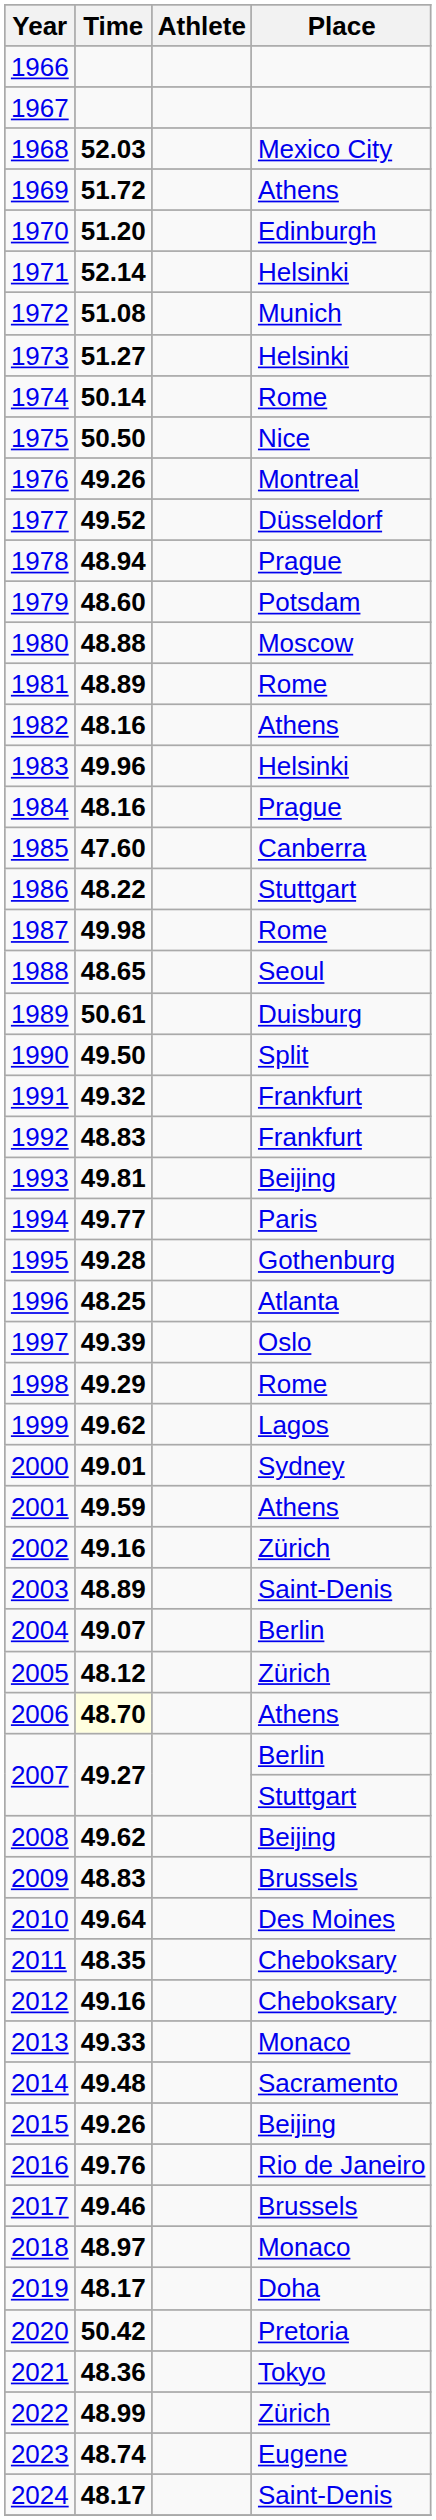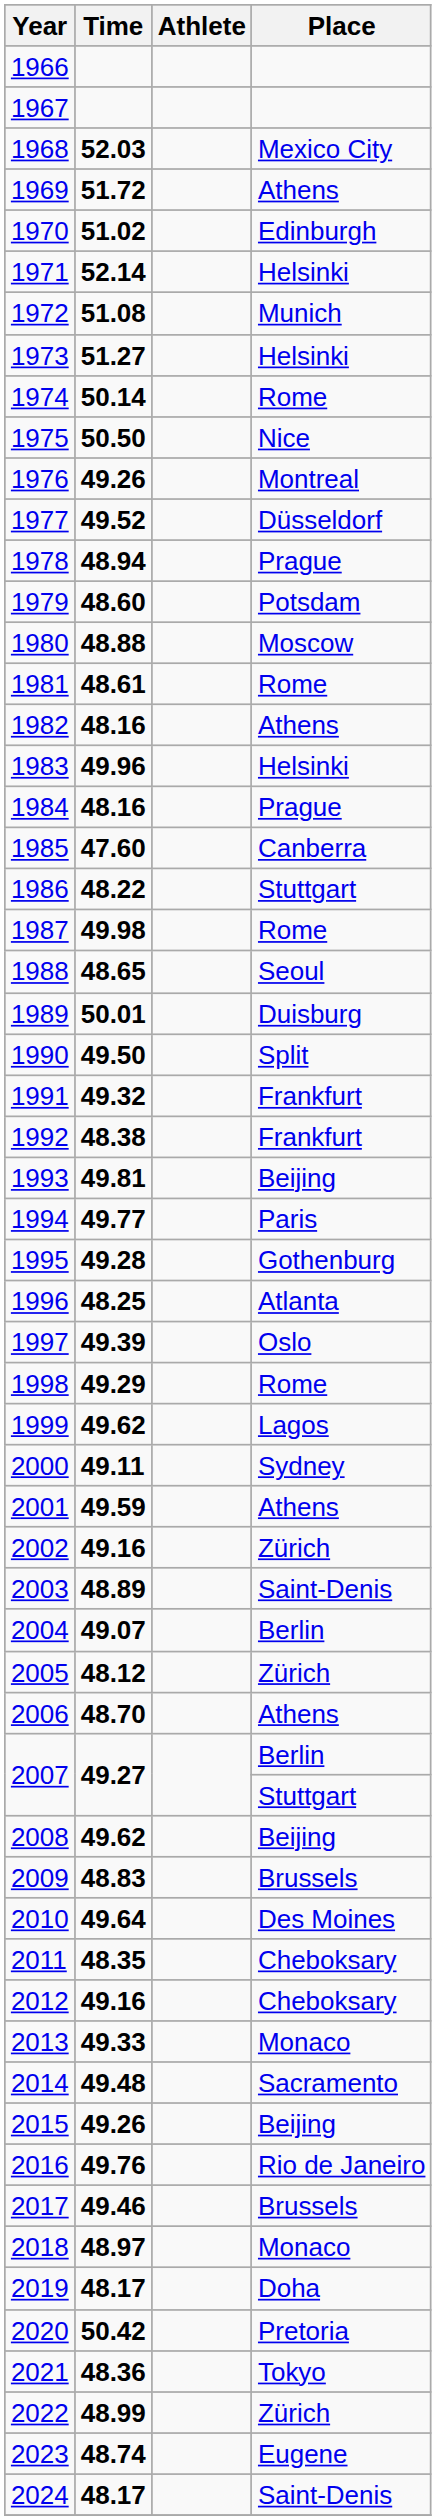(113, 231) 51.20 -> (113, 231) 51.02
(113, 684) 48.89 -> (113, 684) 48.61
(113, 1013) 50.61 -> (113, 1013) 50.01
(113, 1137) 48.83 -> (113, 1137) 48.38
(113, 1466) 49.01 -> (113, 1466) 49.11
(113, 1713) lightyellow background -> (113, 1713) no background
